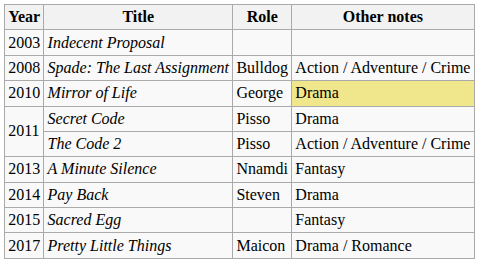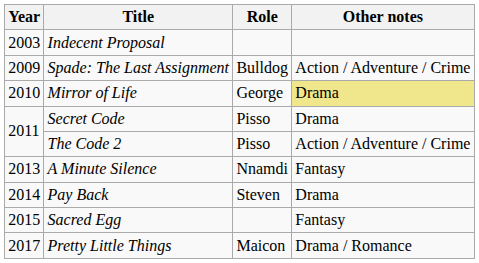(24, 67) 2008 -> (24, 67) 2009
